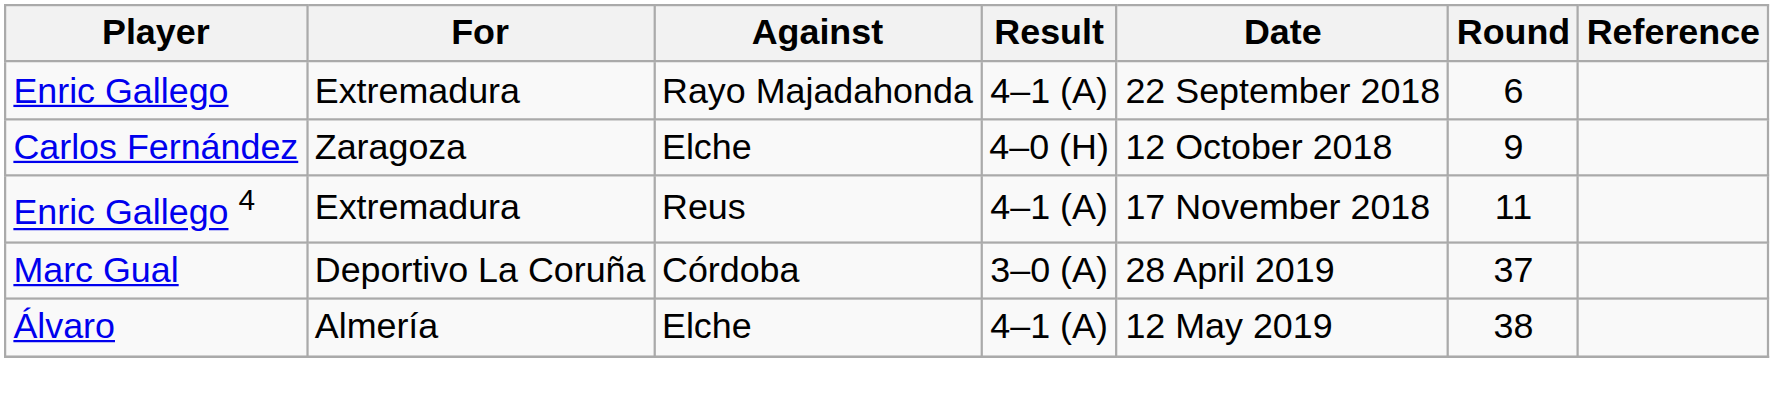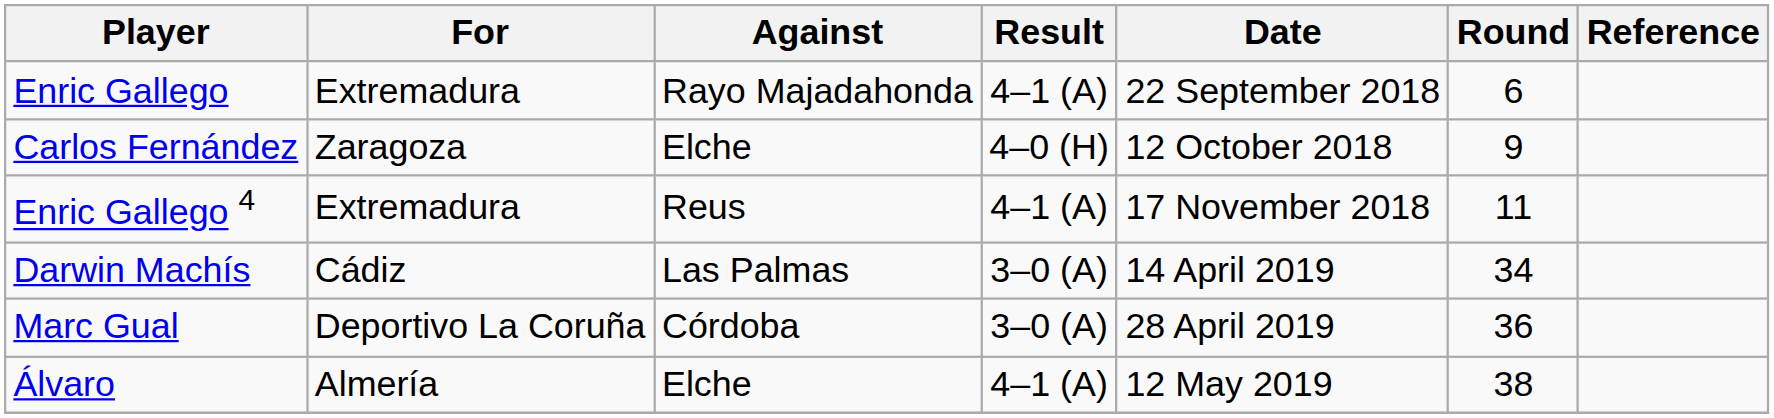+ row: (132, 269)
(1513, 269) 37 -> (1513, 326) 36
